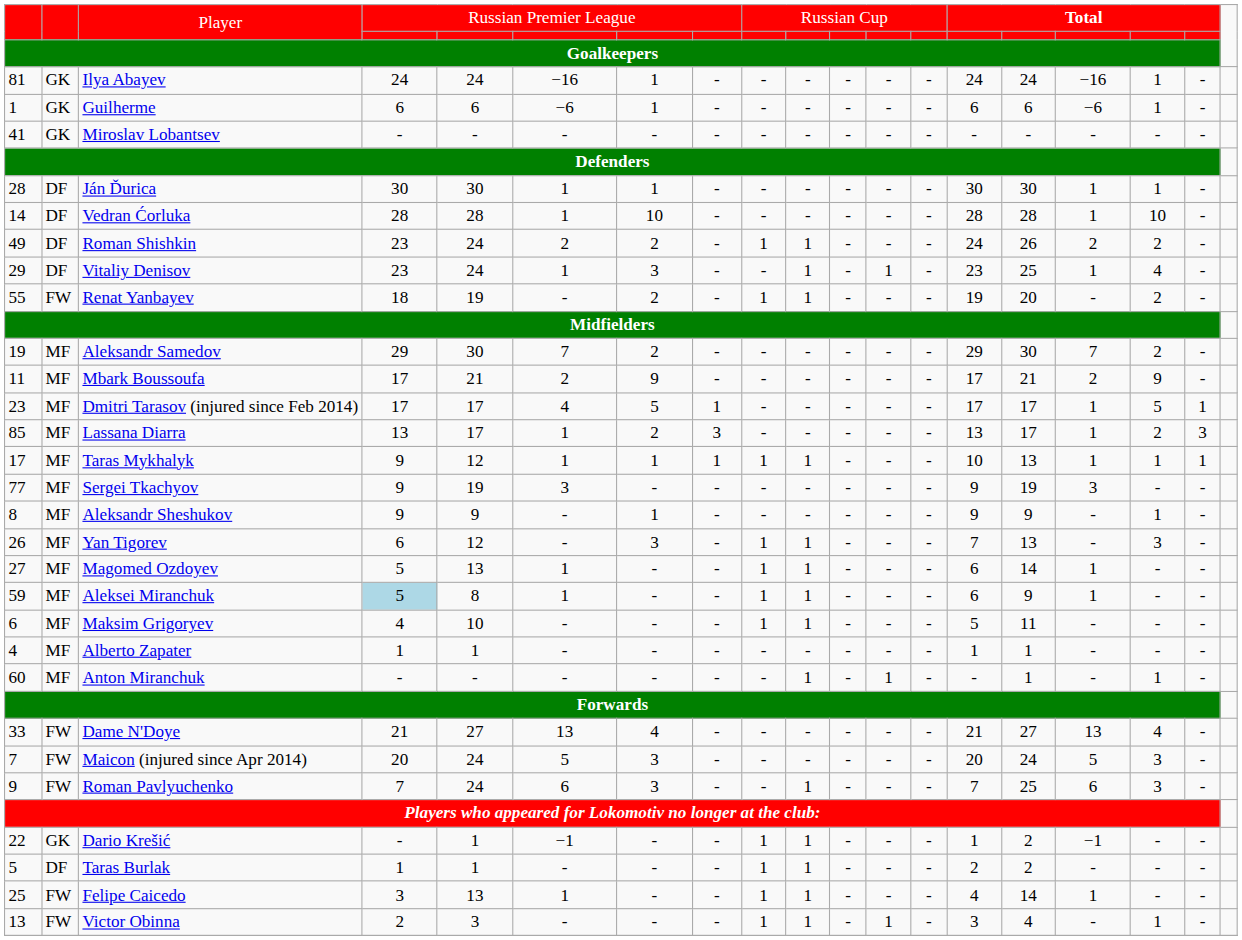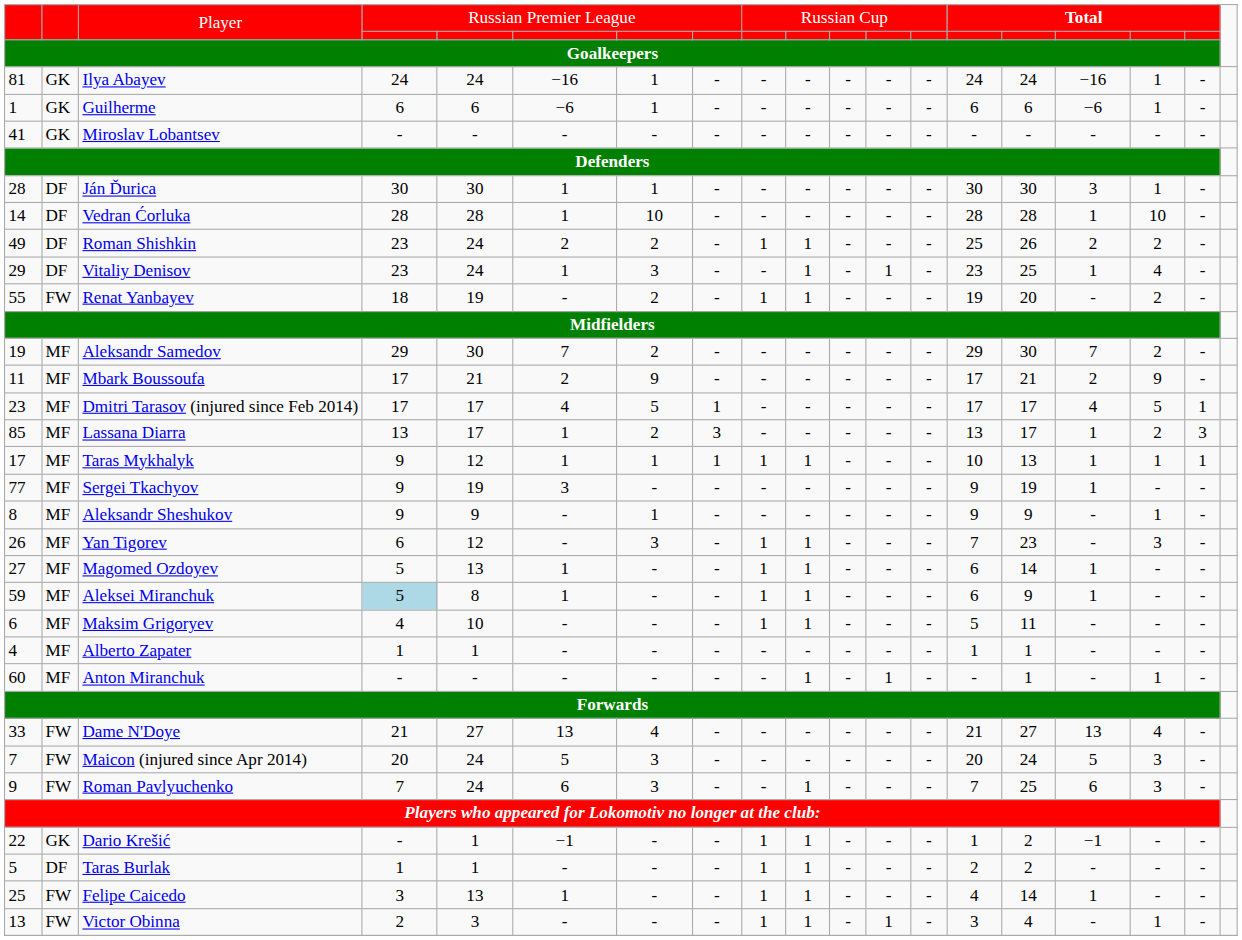(1093, 188) 1 -> (1093, 188) 3
(974, 243) 24 -> (974, 243) 25
(1093, 406) 1 -> (1093, 406) 4
(1093, 487) 3 -> (1093, 487) 1
(1028, 541) 13 -> (1028, 541) 23
